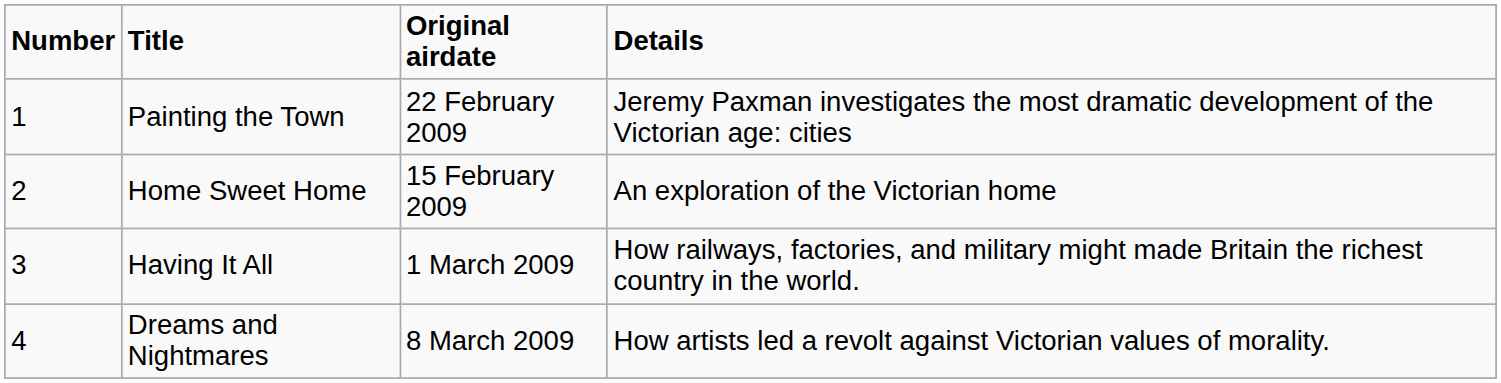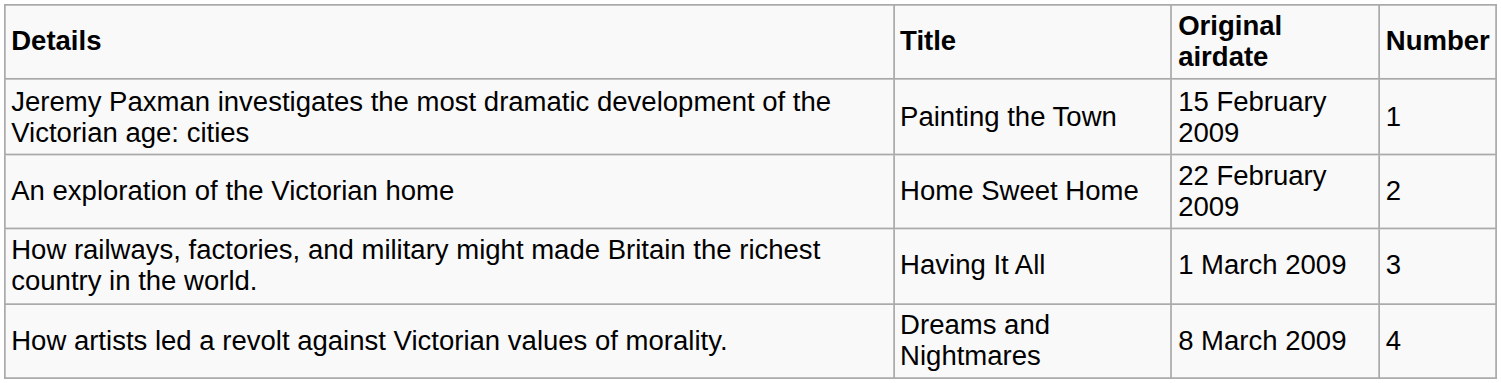columns swapped: (63, 41) <-> (659, 41)
(480, 116) 22 February 2009 -> (1252, 116) 15 February 2009
(480, 191) 15 February 2009 -> (1252, 191) 22 February 2009
